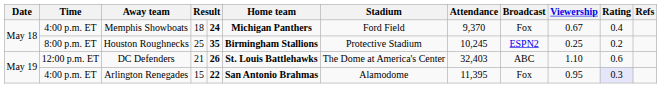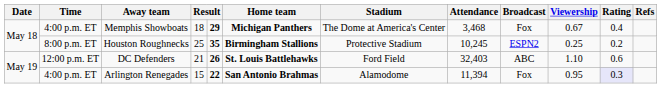(215, 28) 24 -> (215, 28) 29
(384, 28) Ford Field -> (384, 28) The Dome at America's Center
(474, 28) 9,370 -> (474, 28) 3,468
(384, 59) The Dome at America's Center -> (384, 59) Ford Field
(474, 75) 11,395 -> (474, 75) 11,394
